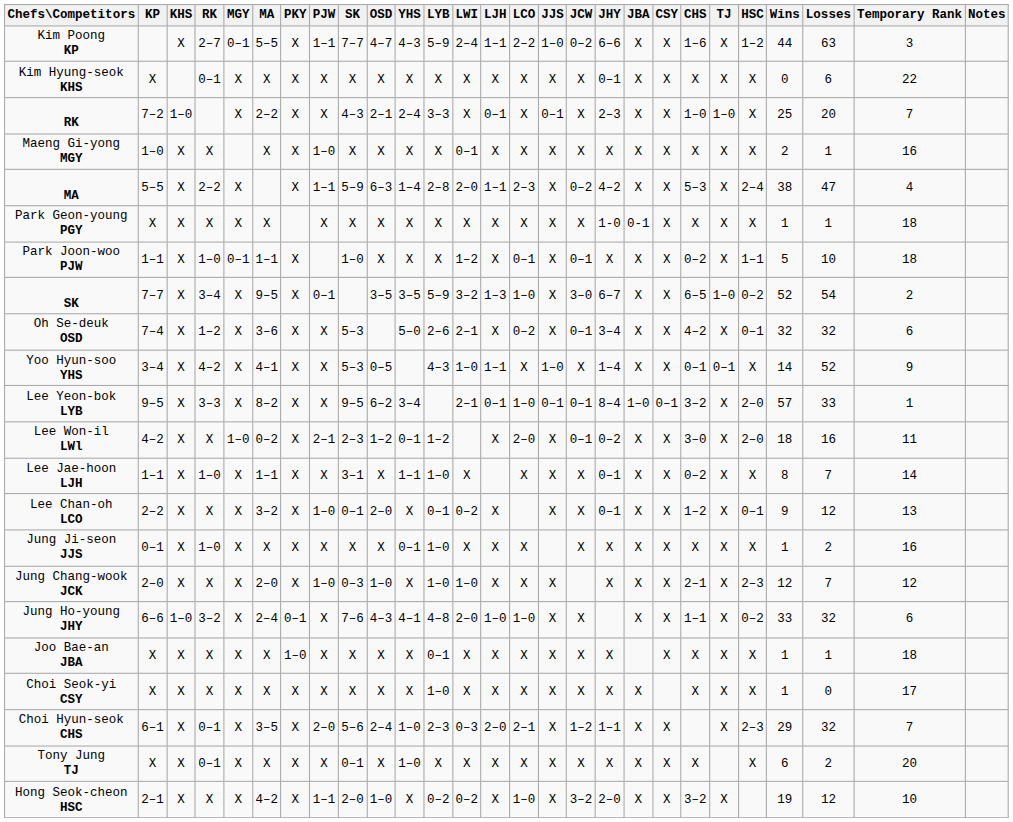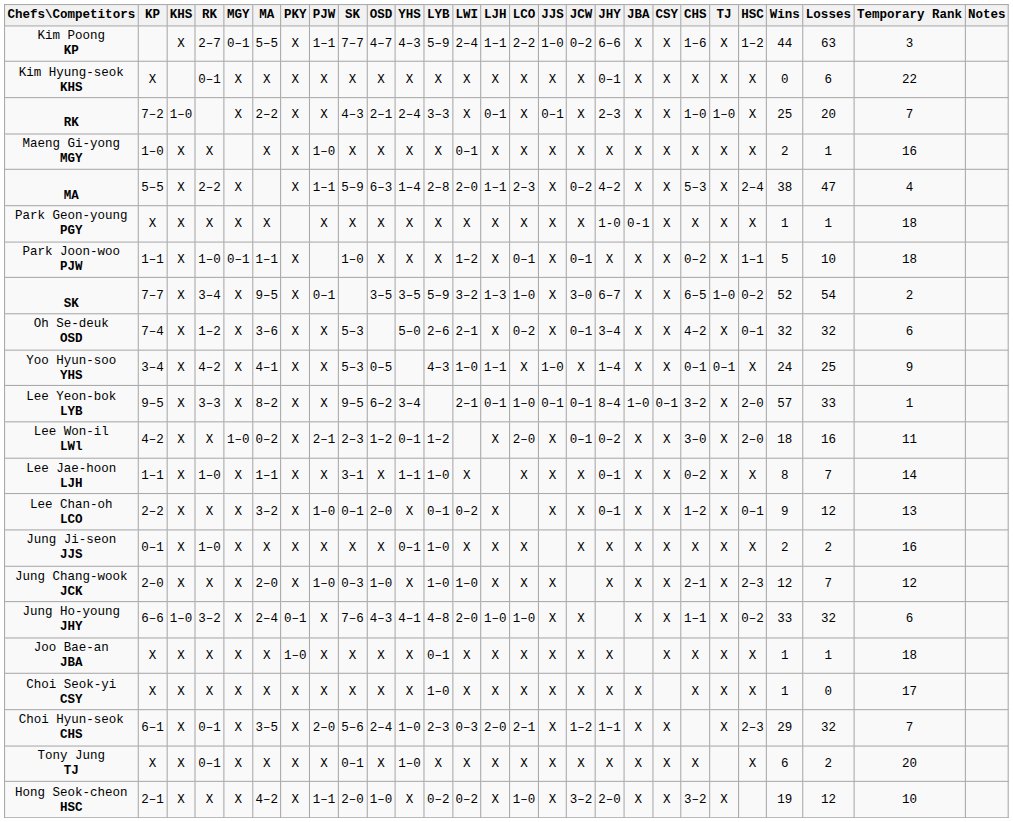(785, 367) 14 -> (785, 367) 24
(828, 367) 52 -> (828, 367) 25
(785, 547) 1 -> (785, 547) 2
